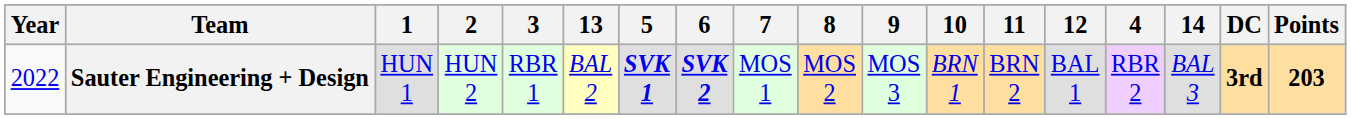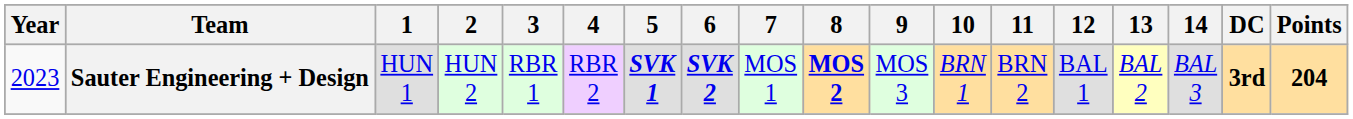columns swapped: (1135, 24) <-> (591, 24)
(35, 78) 2022 -> (35, 78) 2023
(830, 78) normal -> (836, 78) bold
(1306, 78) 203 -> (1309, 78) 204
